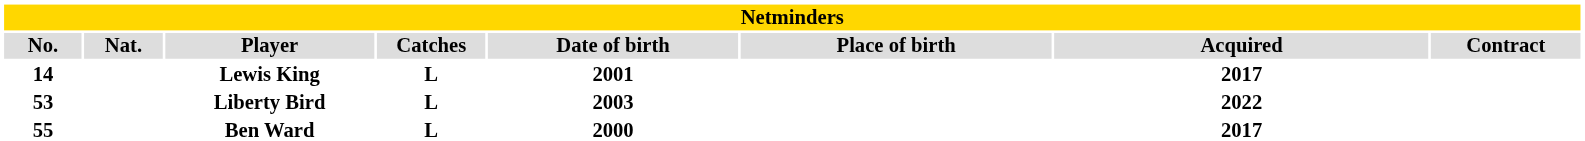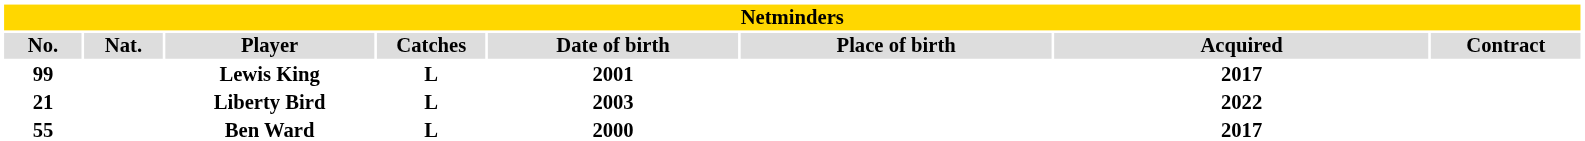(43, 74) 14 -> (43, 74) 99
(43, 102) 53 -> (43, 102) 21
